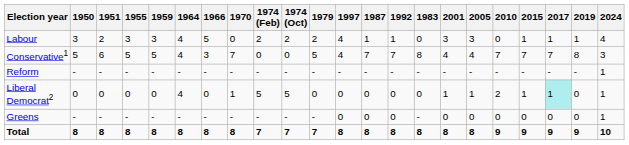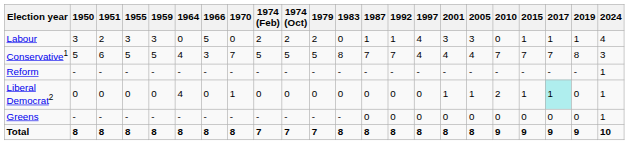columns swapped: (427, 17) <-> (349, 17)
(180, 38) 4 -> (180, 38) 0
(259, 55) 0 -> (259, 55) 5
(287, 55) 0 -> (287, 55) 5
(259, 94) 5 -> (259, 94) 0
(287, 94) 5 -> (287, 94) 0
